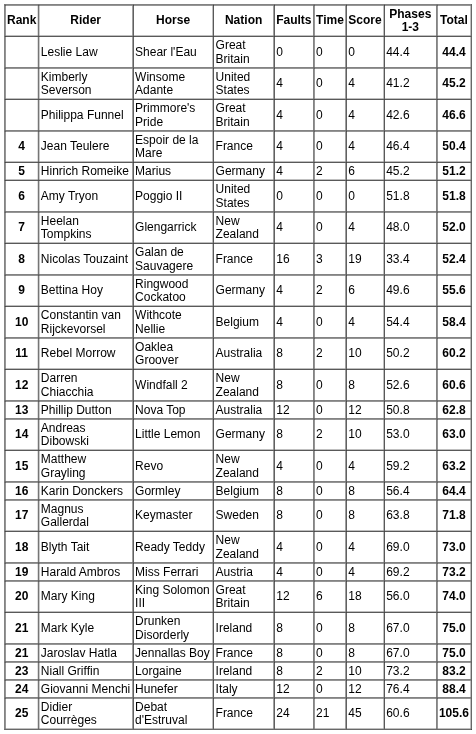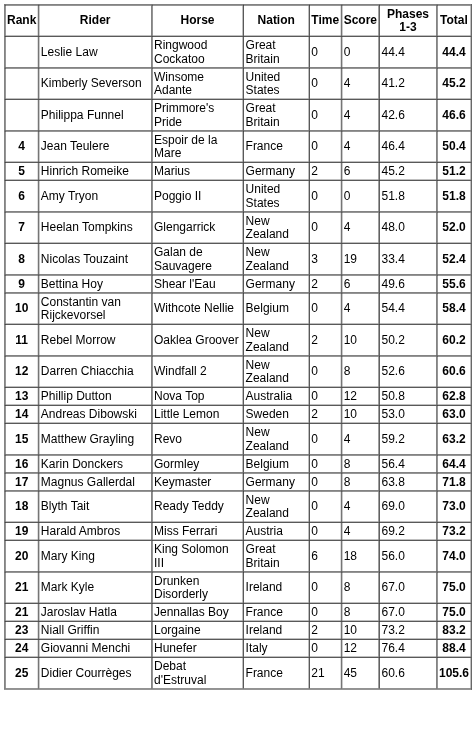- column: (294, 20)
(166, 52) Shear l'Eau -> (181, 52) Ringwood Cockatoo
(234, 259) France -> (267, 259) New Zealand
(162, 290) Ringwood Cockatoo -> (185, 283) Shear l'Eau
(239, 353) Australia -> (267, 340) New Zealand
(240, 434) Germany -> (267, 414) Sweden
(237, 515) Sweden -> (270, 481) Germany
